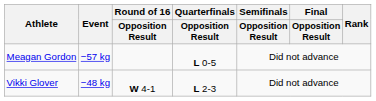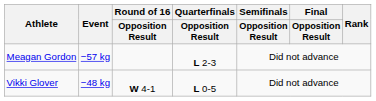(205, 63) L 0-5 -> (205, 63) L 2-3
(205, 89) L 2-3 -> (205, 89) L 0-5
